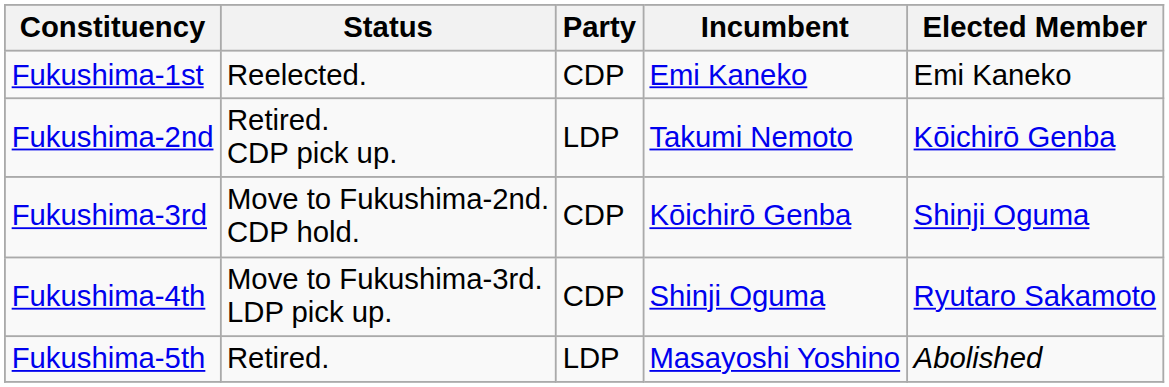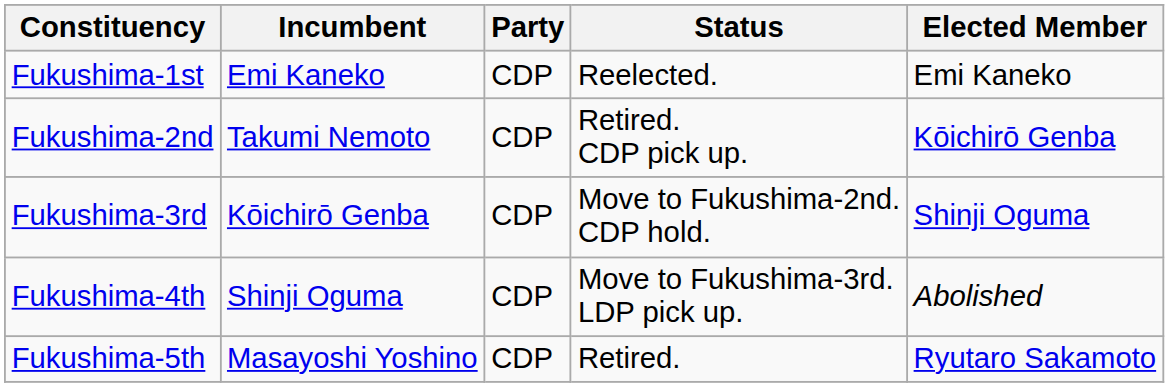columns swapped: (775, 27) <-> (388, 27)
(591, 137) LDP -> (522, 137) CDP
(1035, 295) Ryutaro Sakamoto -> (978, 295) Abolished
(591, 358) LDP -> (522, 358) CDP
(978, 358) Abolished -> (1035, 358) Ryutaro Sakamoto
